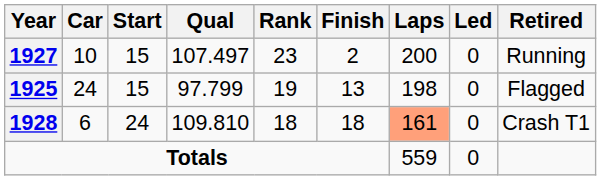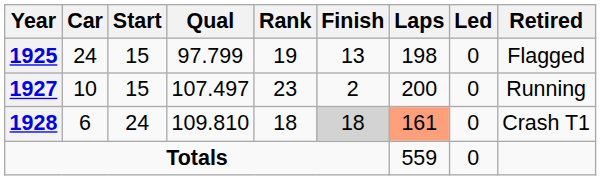rows swapped: (33, 89) <-> (33, 55)
(353, 123) no background -> (353, 123) lightgrey background
